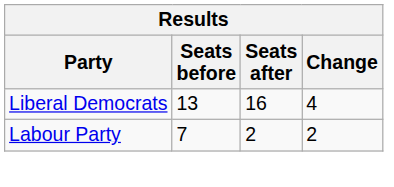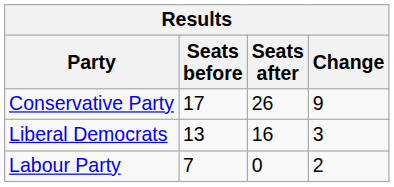+ row: (92, 103)
(312, 103) 4 -> (318, 134) 3
(251, 134) 2 -> (257, 165) 0
